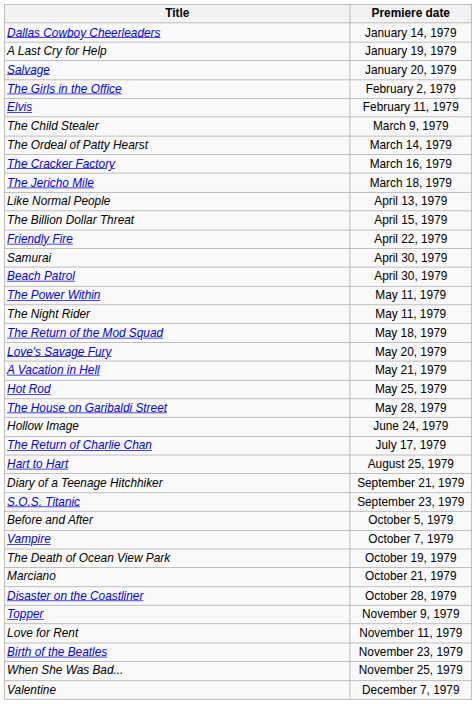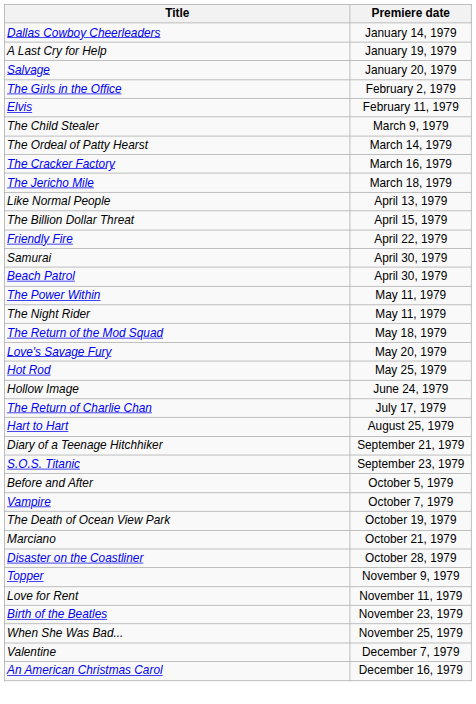- row: (53, 370)
- row: (87, 408)
+ row: (85, 671)
